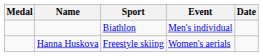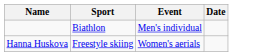- column: (20, 12)
